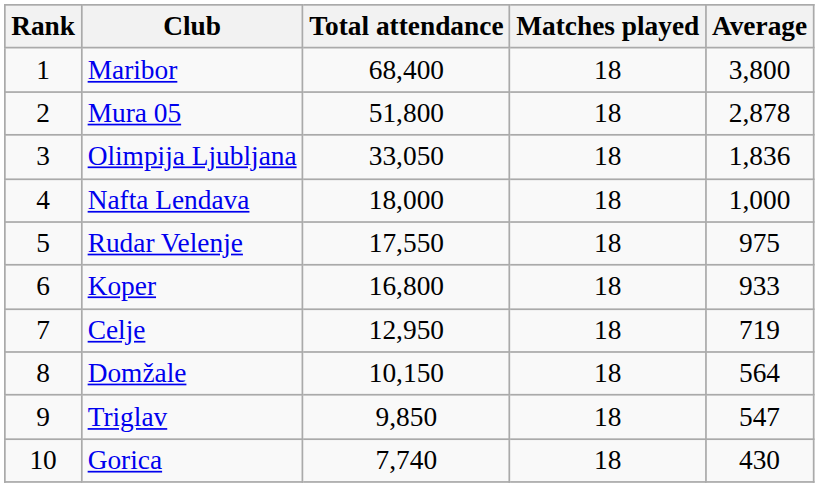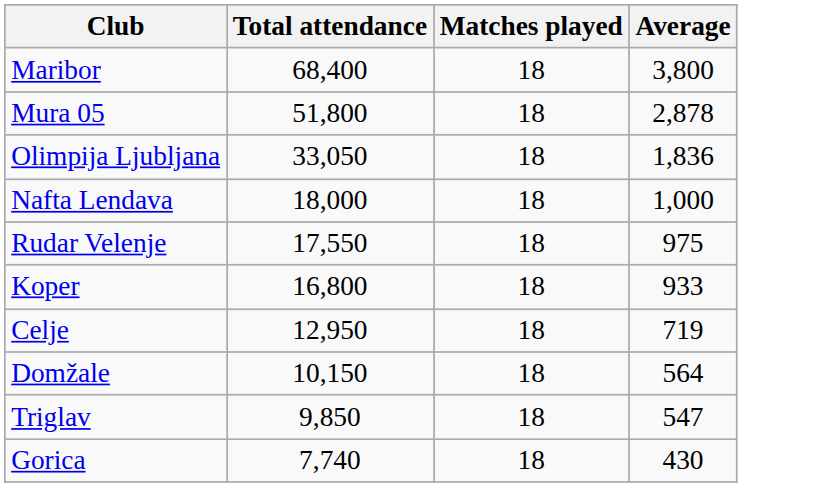- column: (43, 26)
